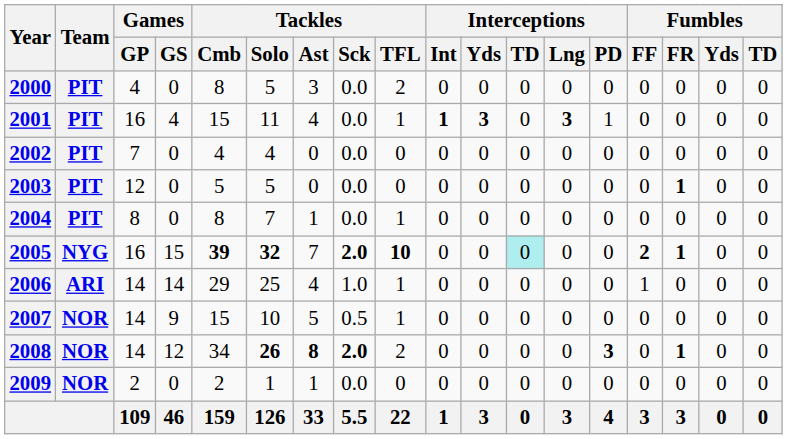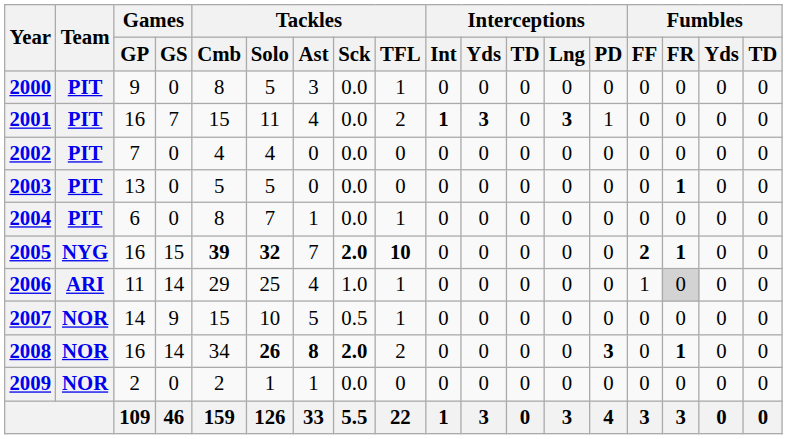(135, 86) 4 -> (135, 86) 9
(400, 86) 2 -> (400, 86) 1
(174, 119) 4 -> (174, 119) 7
(400, 119) 1 -> (400, 119) 2
(135, 185) 12 -> (135, 185) 13
(135, 218) 8 -> (135, 218) 6
(525, 251) paleturquoise background -> (525, 251) no background
(135, 284) 14 -> (135, 284) 11
(681, 284) no background -> (681, 284) lightgrey background
(135, 350) 14 -> (135, 350) 16
(174, 350) 12 -> (174, 350) 14
